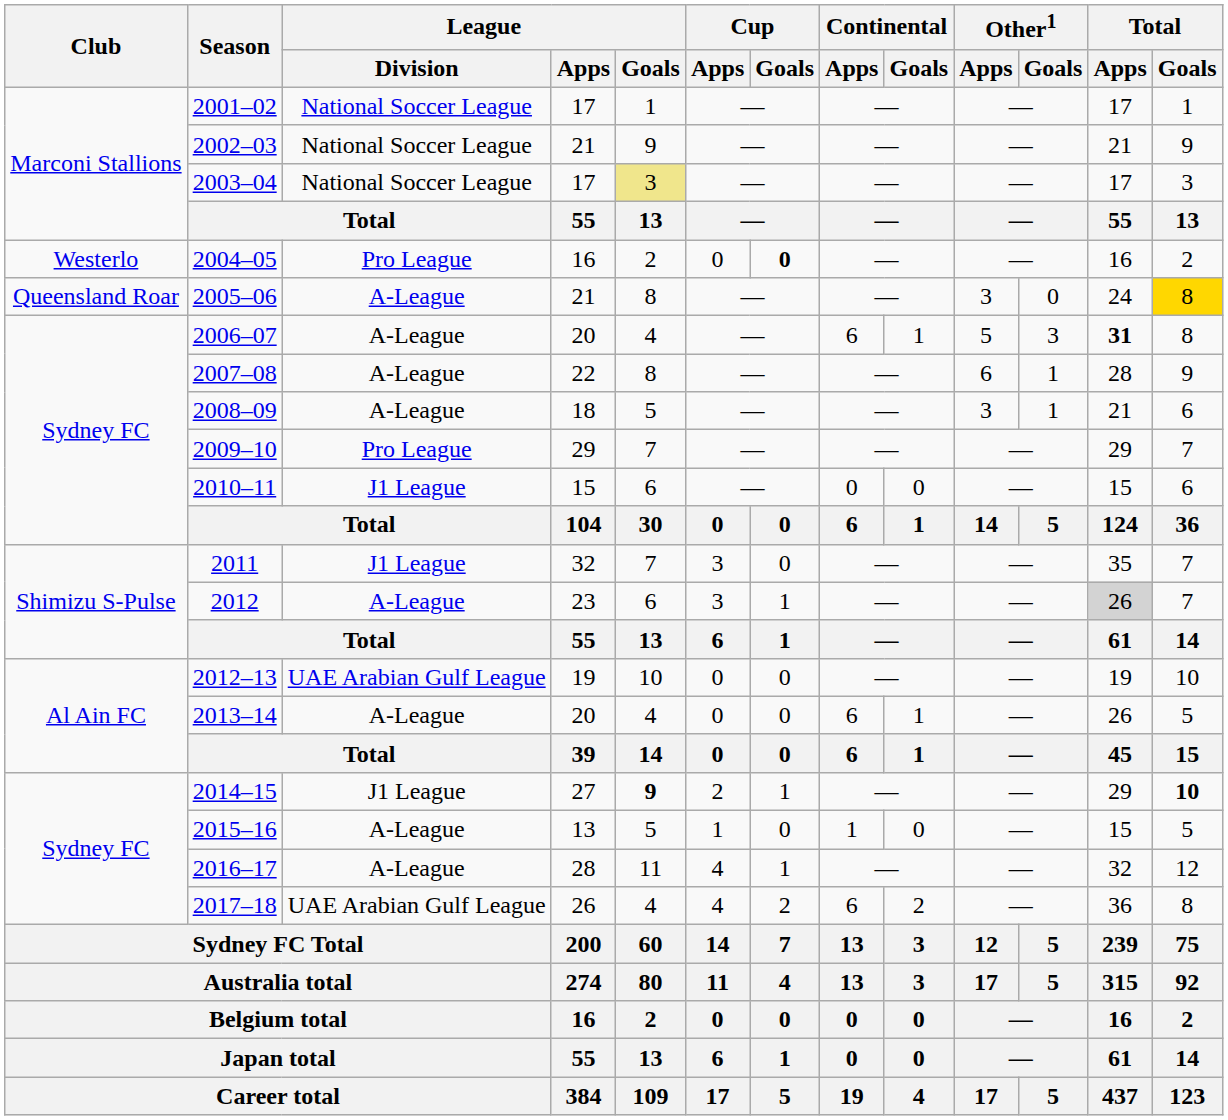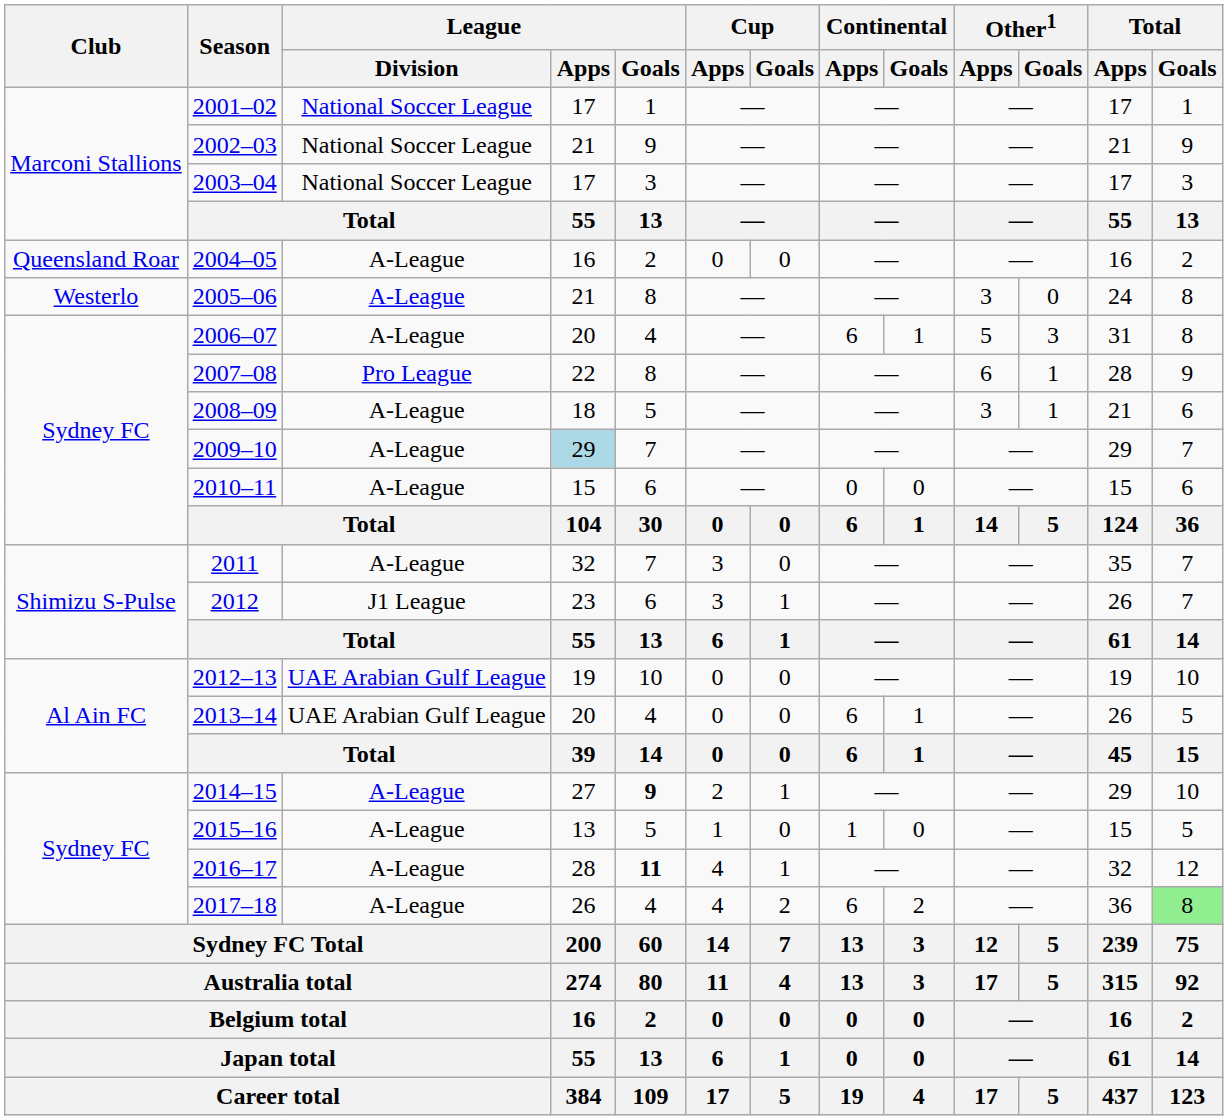(650, 182) khaki background -> (650, 182) no background
(96, 258) Westerlo -> (96, 258) Queensland Roar
(417, 258) Pro League -> (417, 258) A-League
(785, 258) bold -> (785, 258) normal
(96, 296) Queensland Roar -> (96, 296) Westerlo
(1187, 296) gold background -> (1187, 296) no background
(1120, 334) bold -> (1120, 334) normal
(417, 372) A-League -> (417, 372) Pro League
(417, 448) Pro League -> (417, 448) A-League
(583, 448) no background -> (583, 448) lightblue background
(417, 486) J1 League -> (417, 486) A-League
(417, 562) J1 League -> (417, 562) A-League
(417, 600) A-League -> (417, 600) J1 League
(1120, 600) lightgrey background -> (1120, 600) no background
(417, 715) A-League -> (417, 715) UAE Arabian Gulf League
(417, 791) J1 League -> (417, 791) A-League
(1187, 791) bold -> (1187, 791) normal
(650, 867) normal -> (650, 867) bold
(417, 905) UAE Arabian Gulf League -> (417, 905) A-League
(1187, 905) no background -> (1187, 905) lightgreen background
